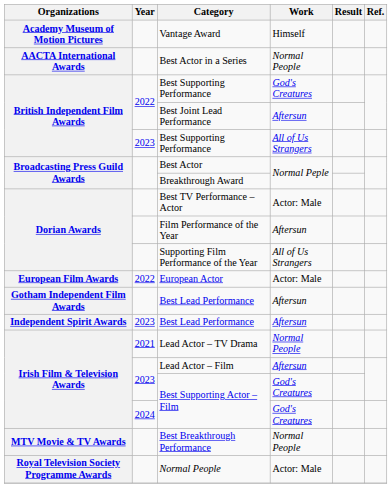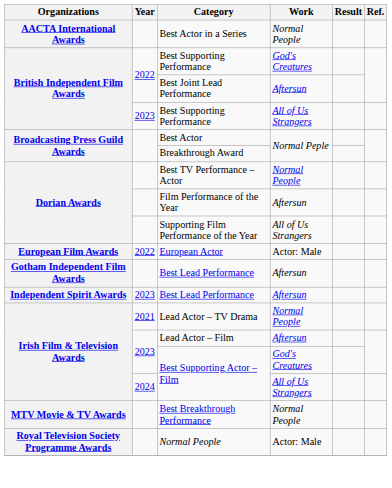- row: (145, 34)
(297, 202) Actor: Male -> (288, 175) Normal People
(292, 414) God's Creatures -> (292, 387) All of Us Strangers
